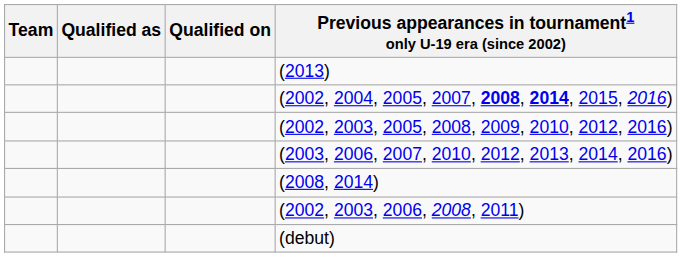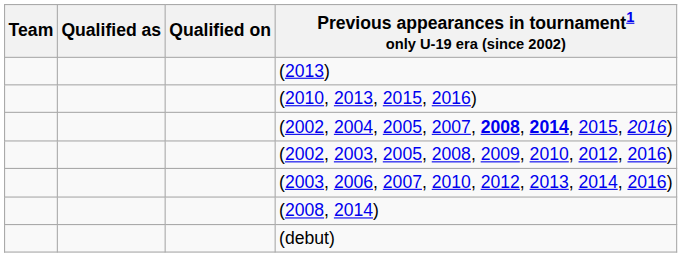+ row: (378, 98)
- row: (402, 210)
